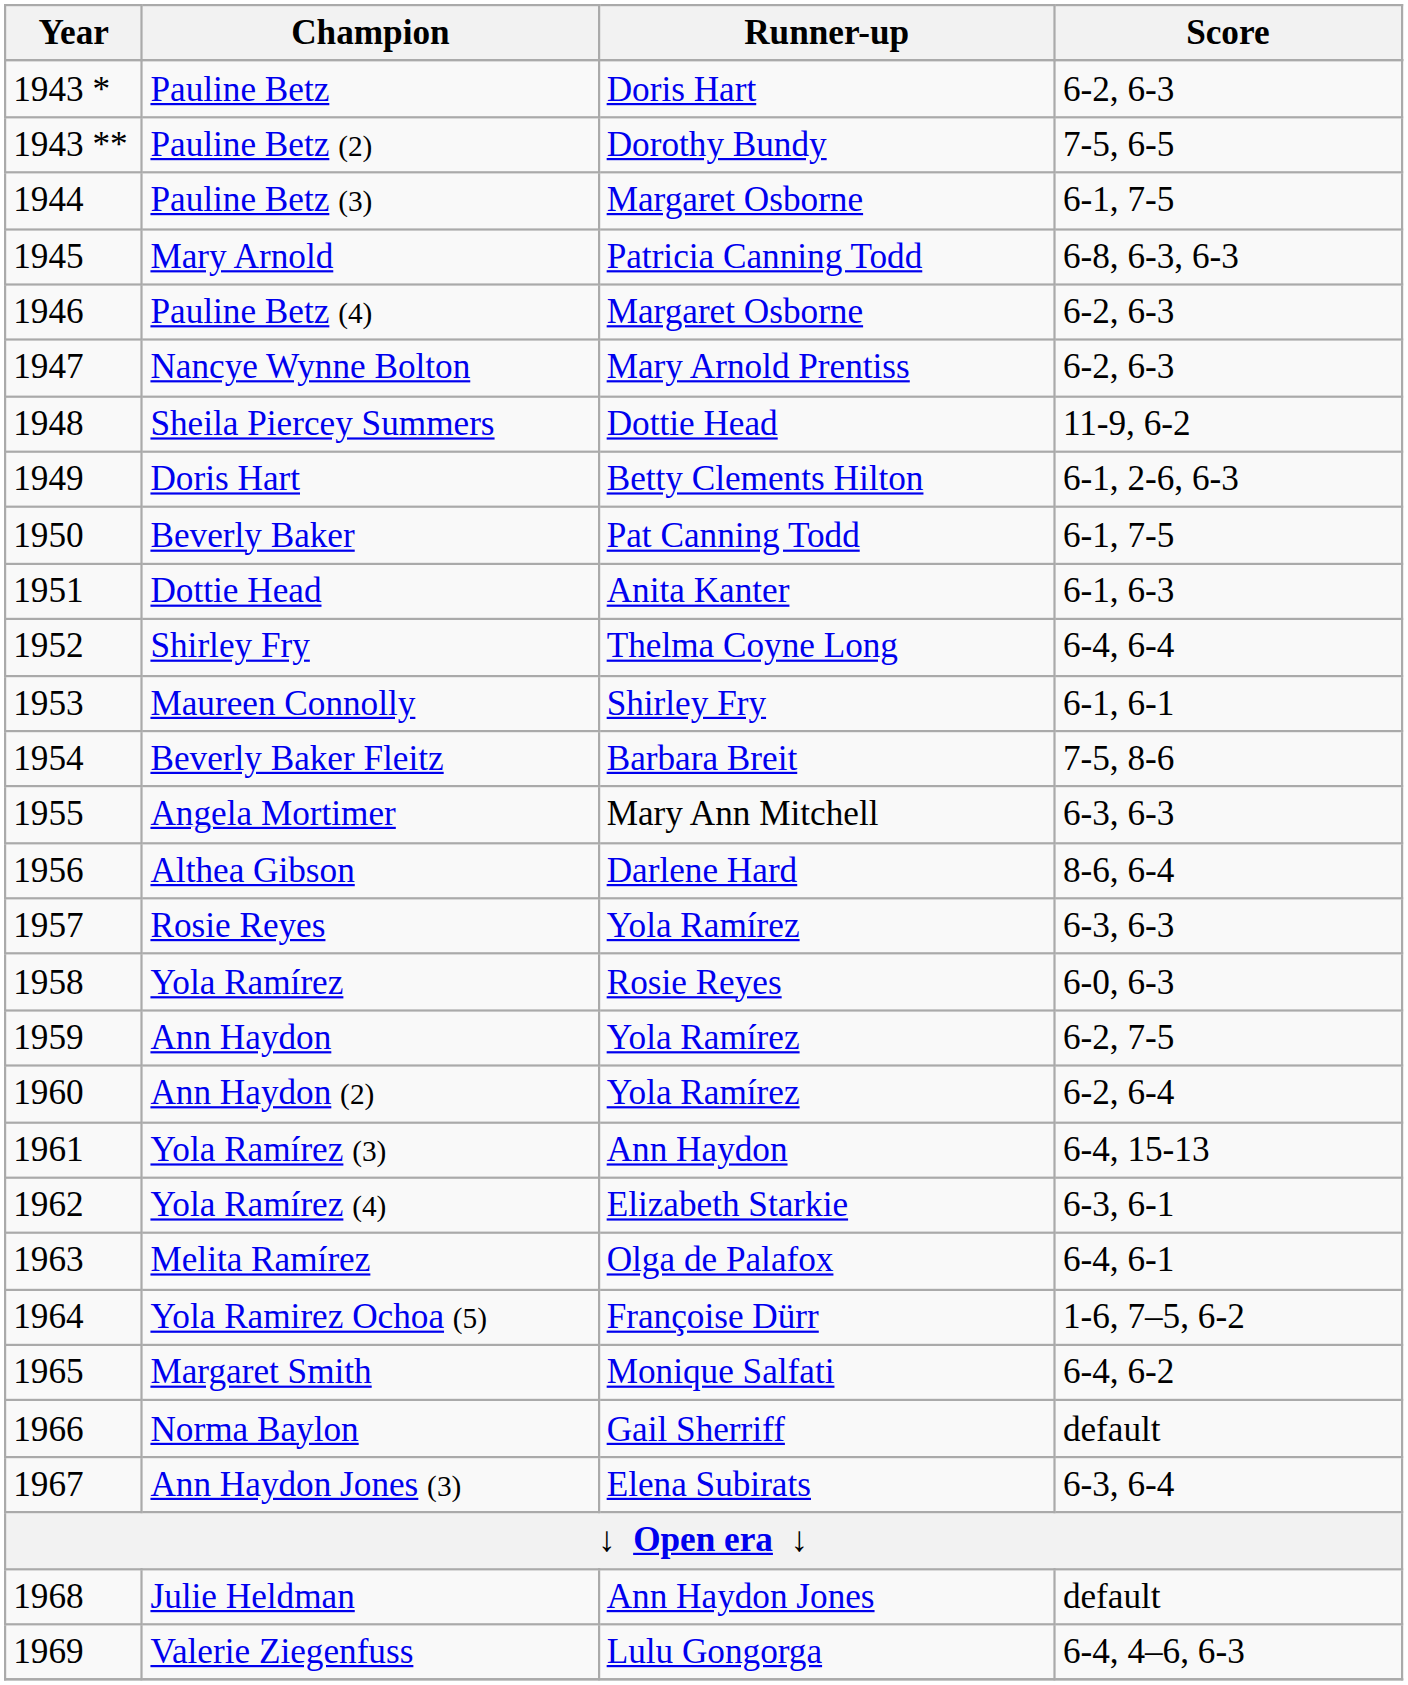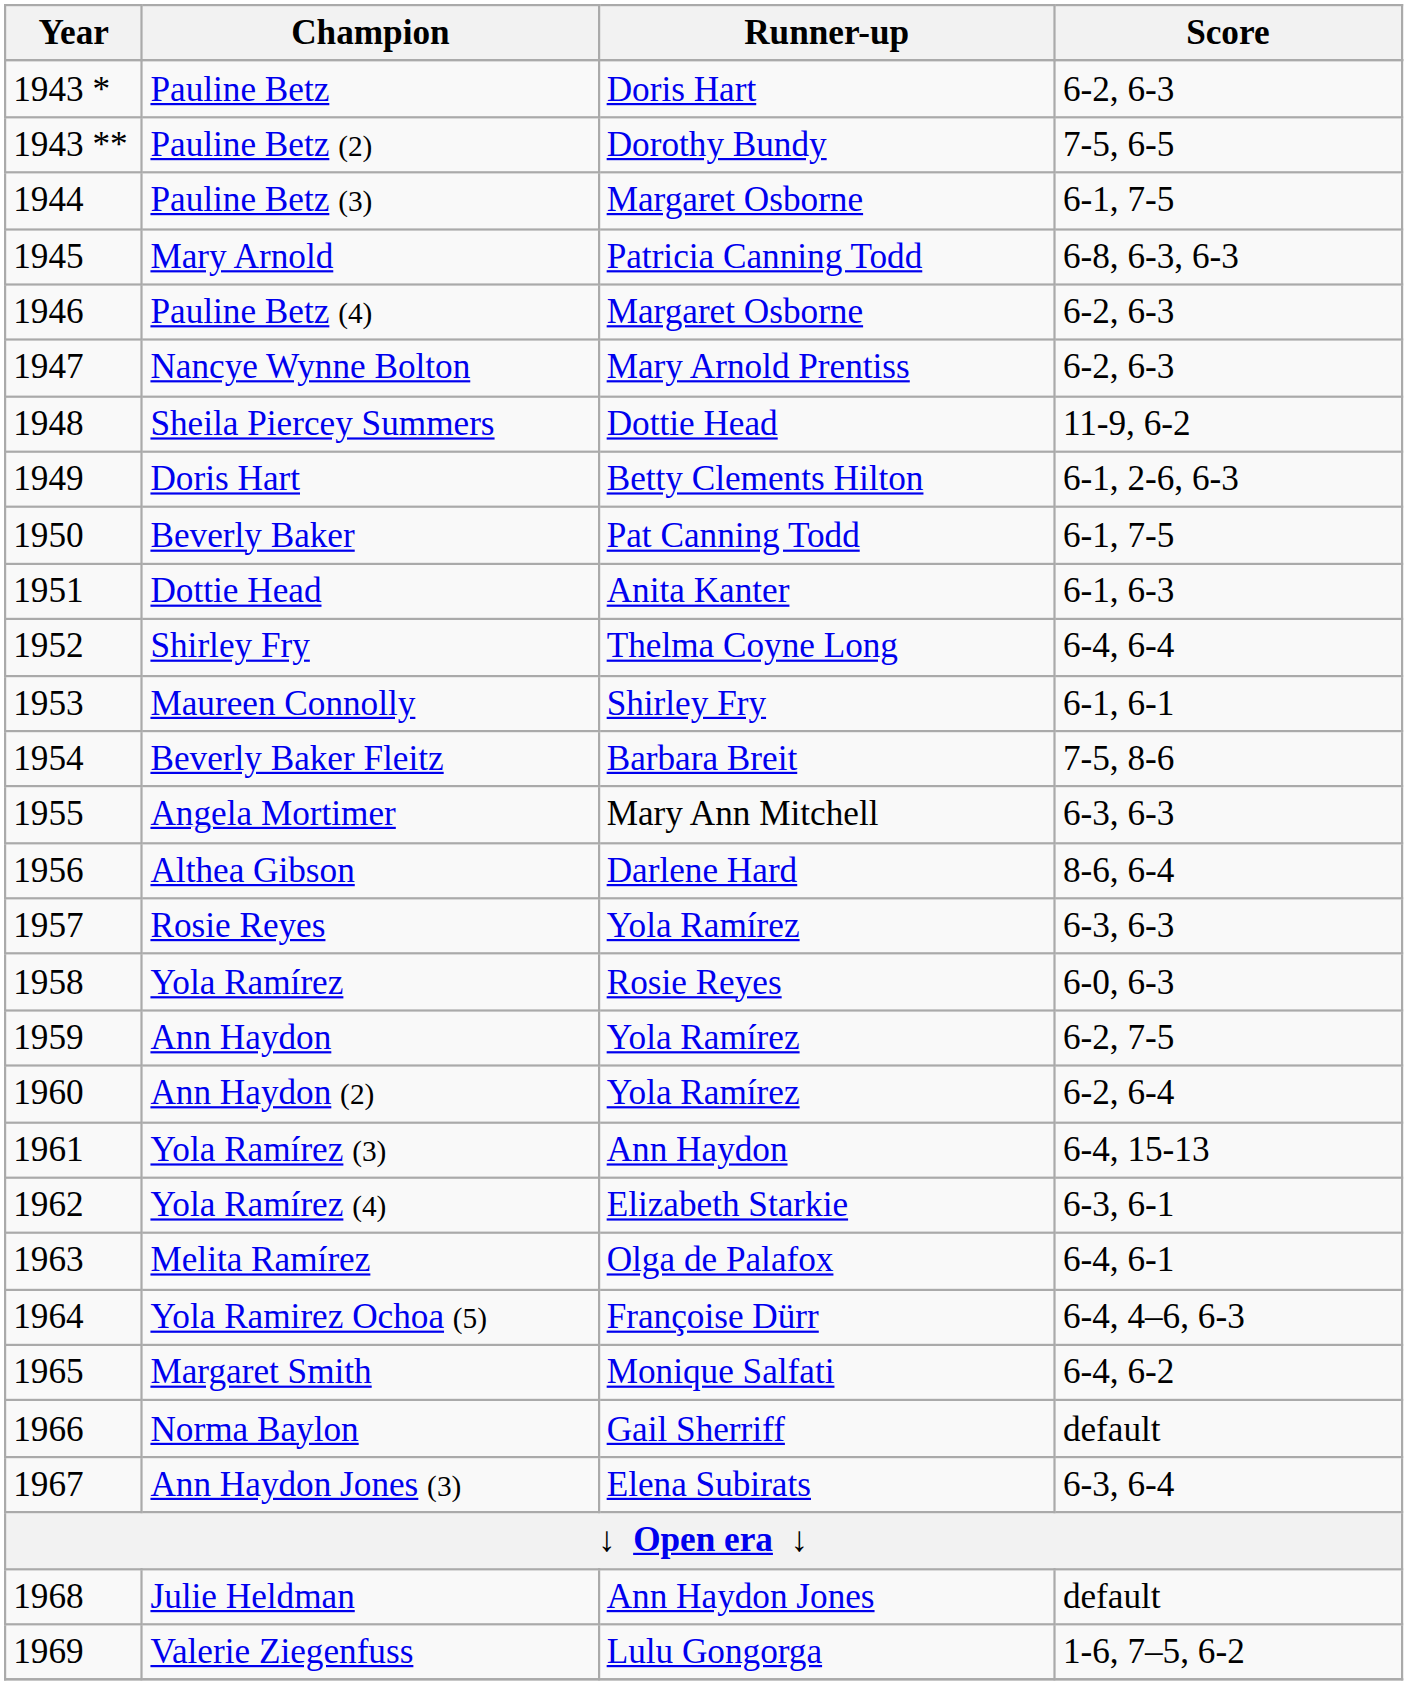(1154, 1316) 1-6, 7–5, 6-2 -> (1154, 1316) 6-4, 4–6, 6-3
(1154, 1651) 6-4, 4–6, 6-3 -> (1154, 1651) 1-6, 7–5, 6-2
